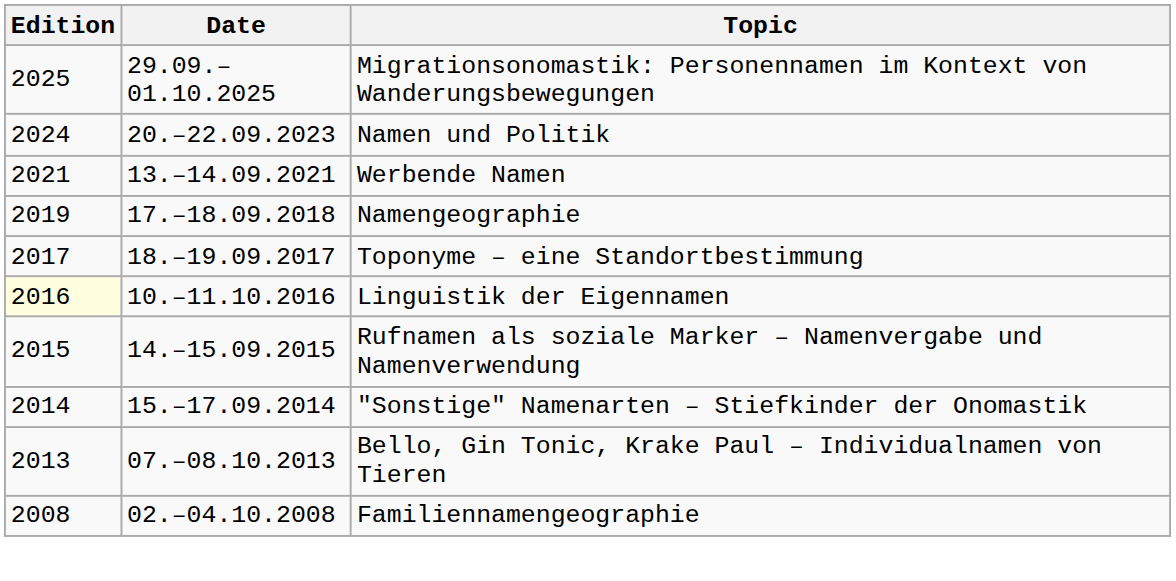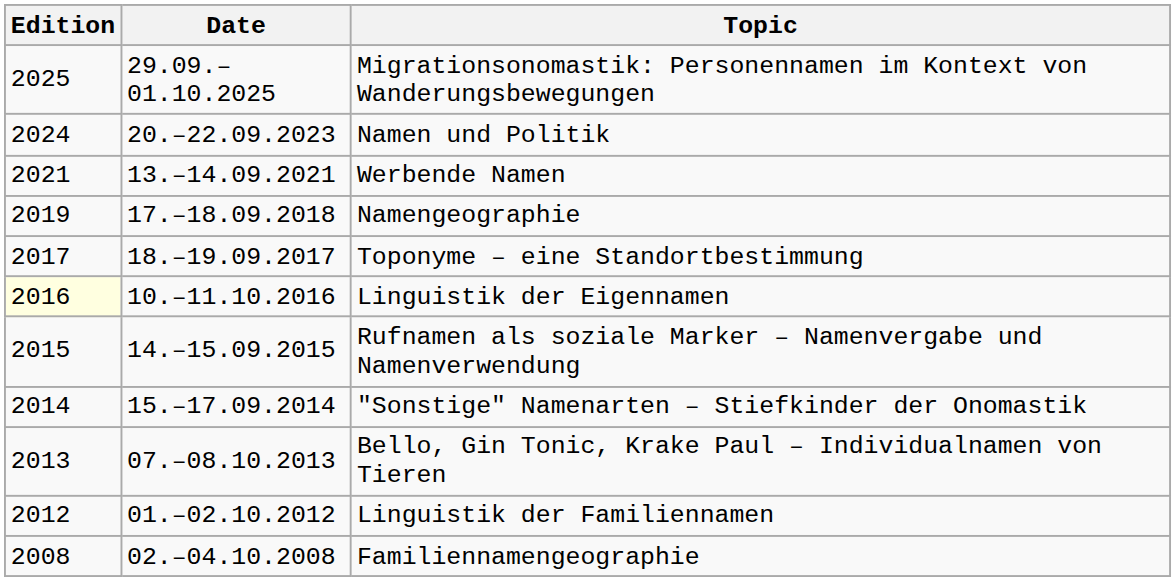+ row: (566, 516)
